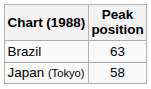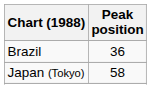(118, 51) 63 -> (118, 51) 36
